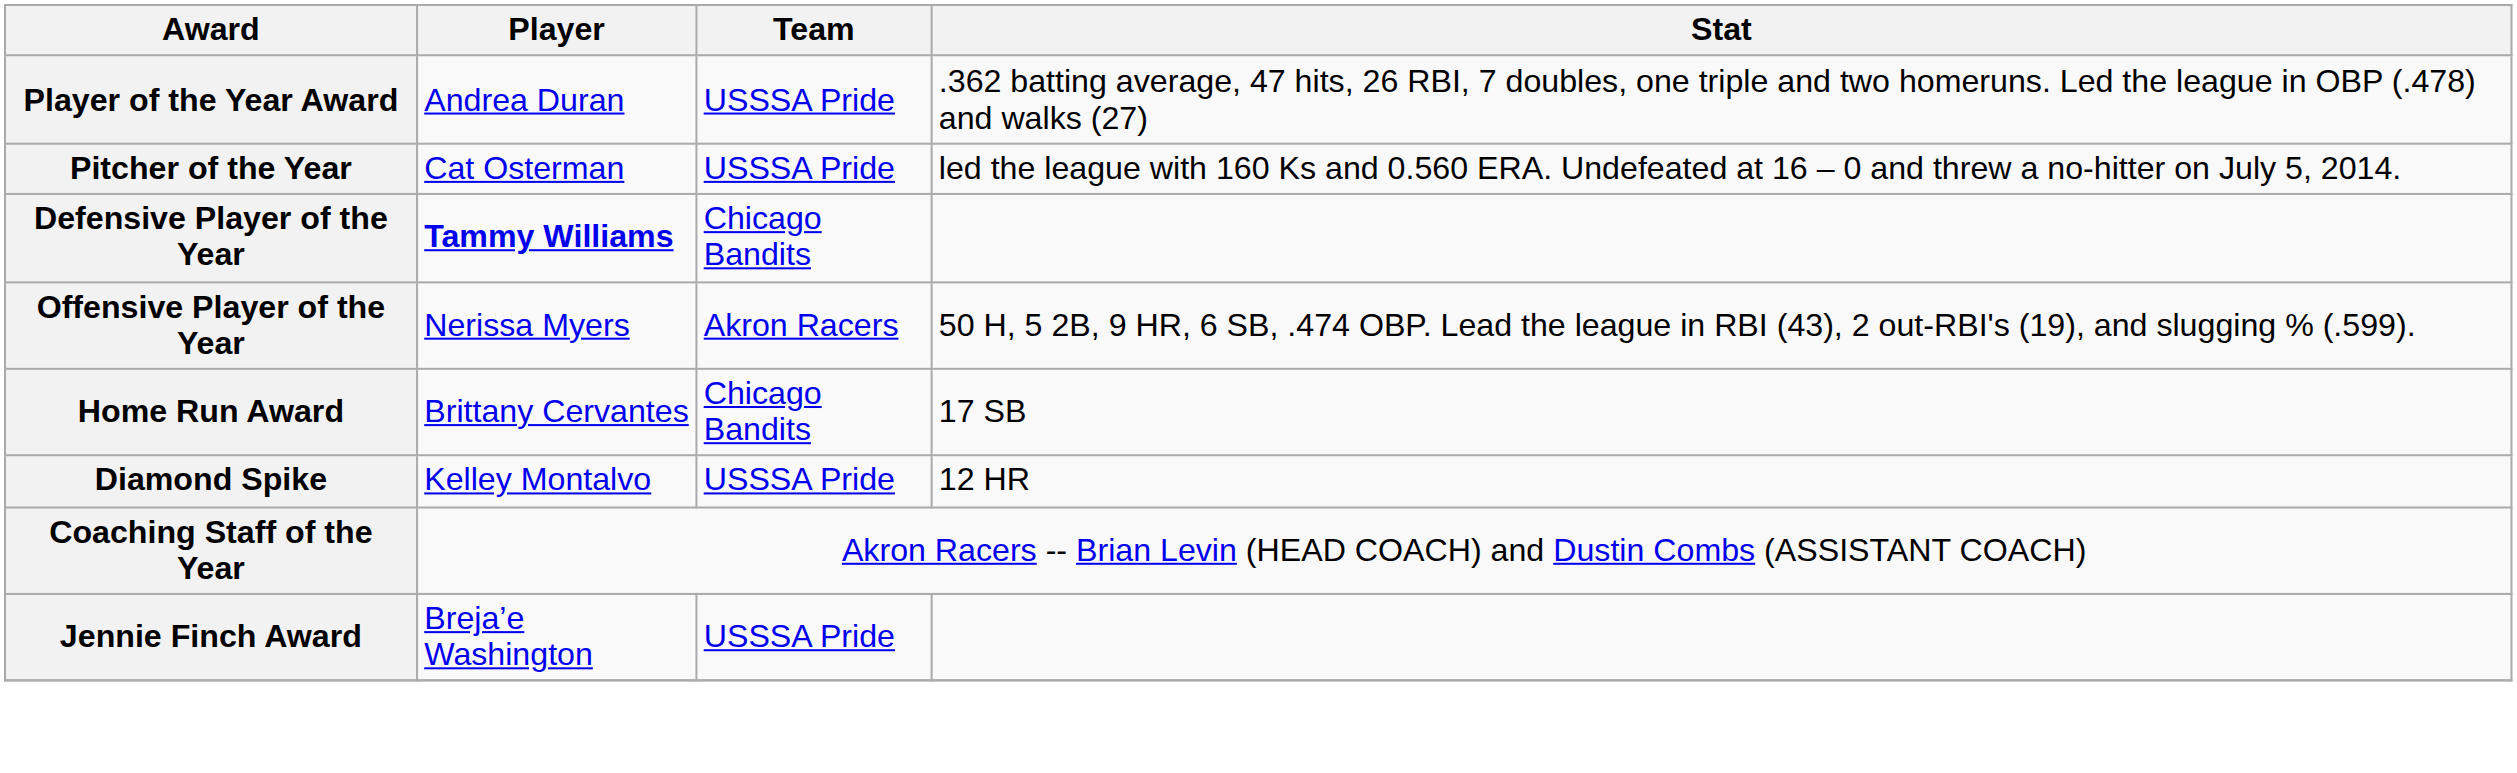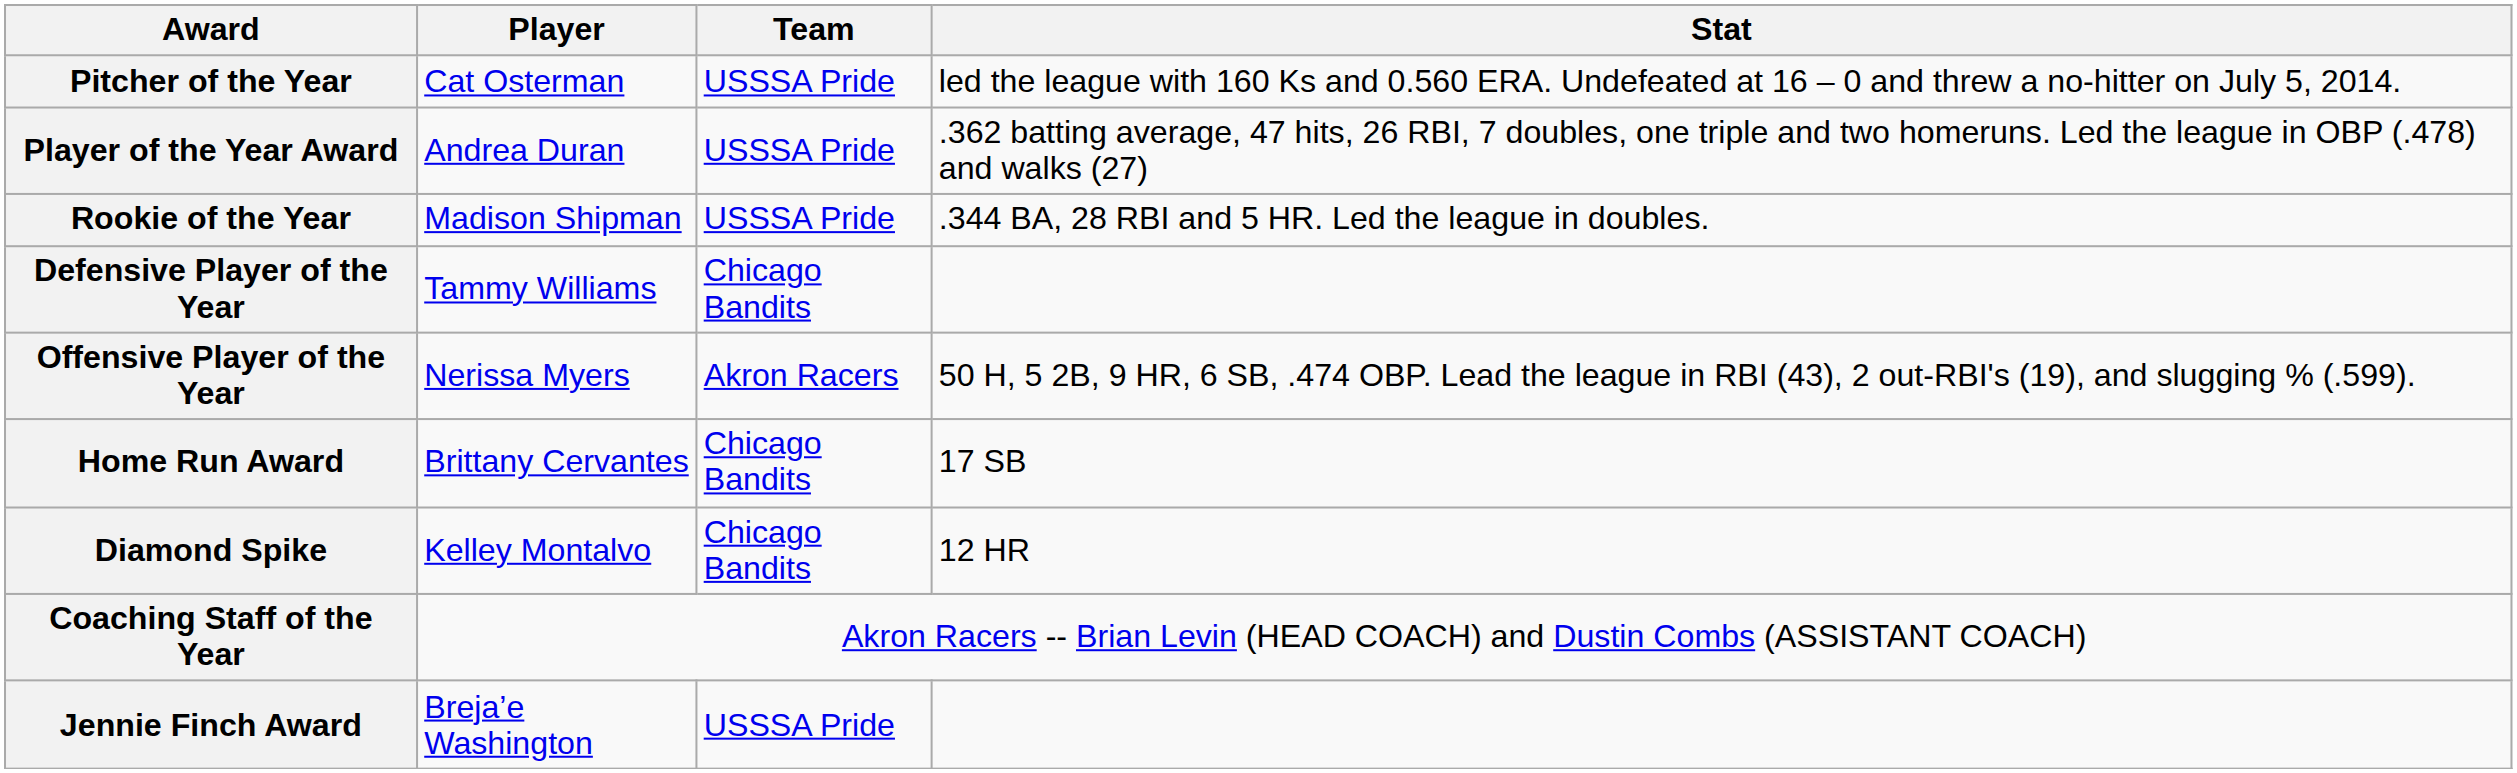rows swapped: (211, 99) <-> (211, 168)
+ row: (211, 219)
(549, 237) bold -> (540, 288) normal
(799, 480) USSSA Pride -> (763, 549) Chicago Bandits
